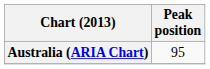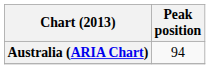(178, 52) 95 -> (178, 52) 94
